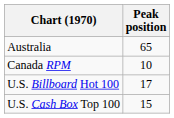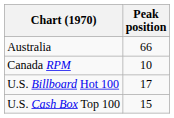(146, 46) 65 -> (146, 46) 66
